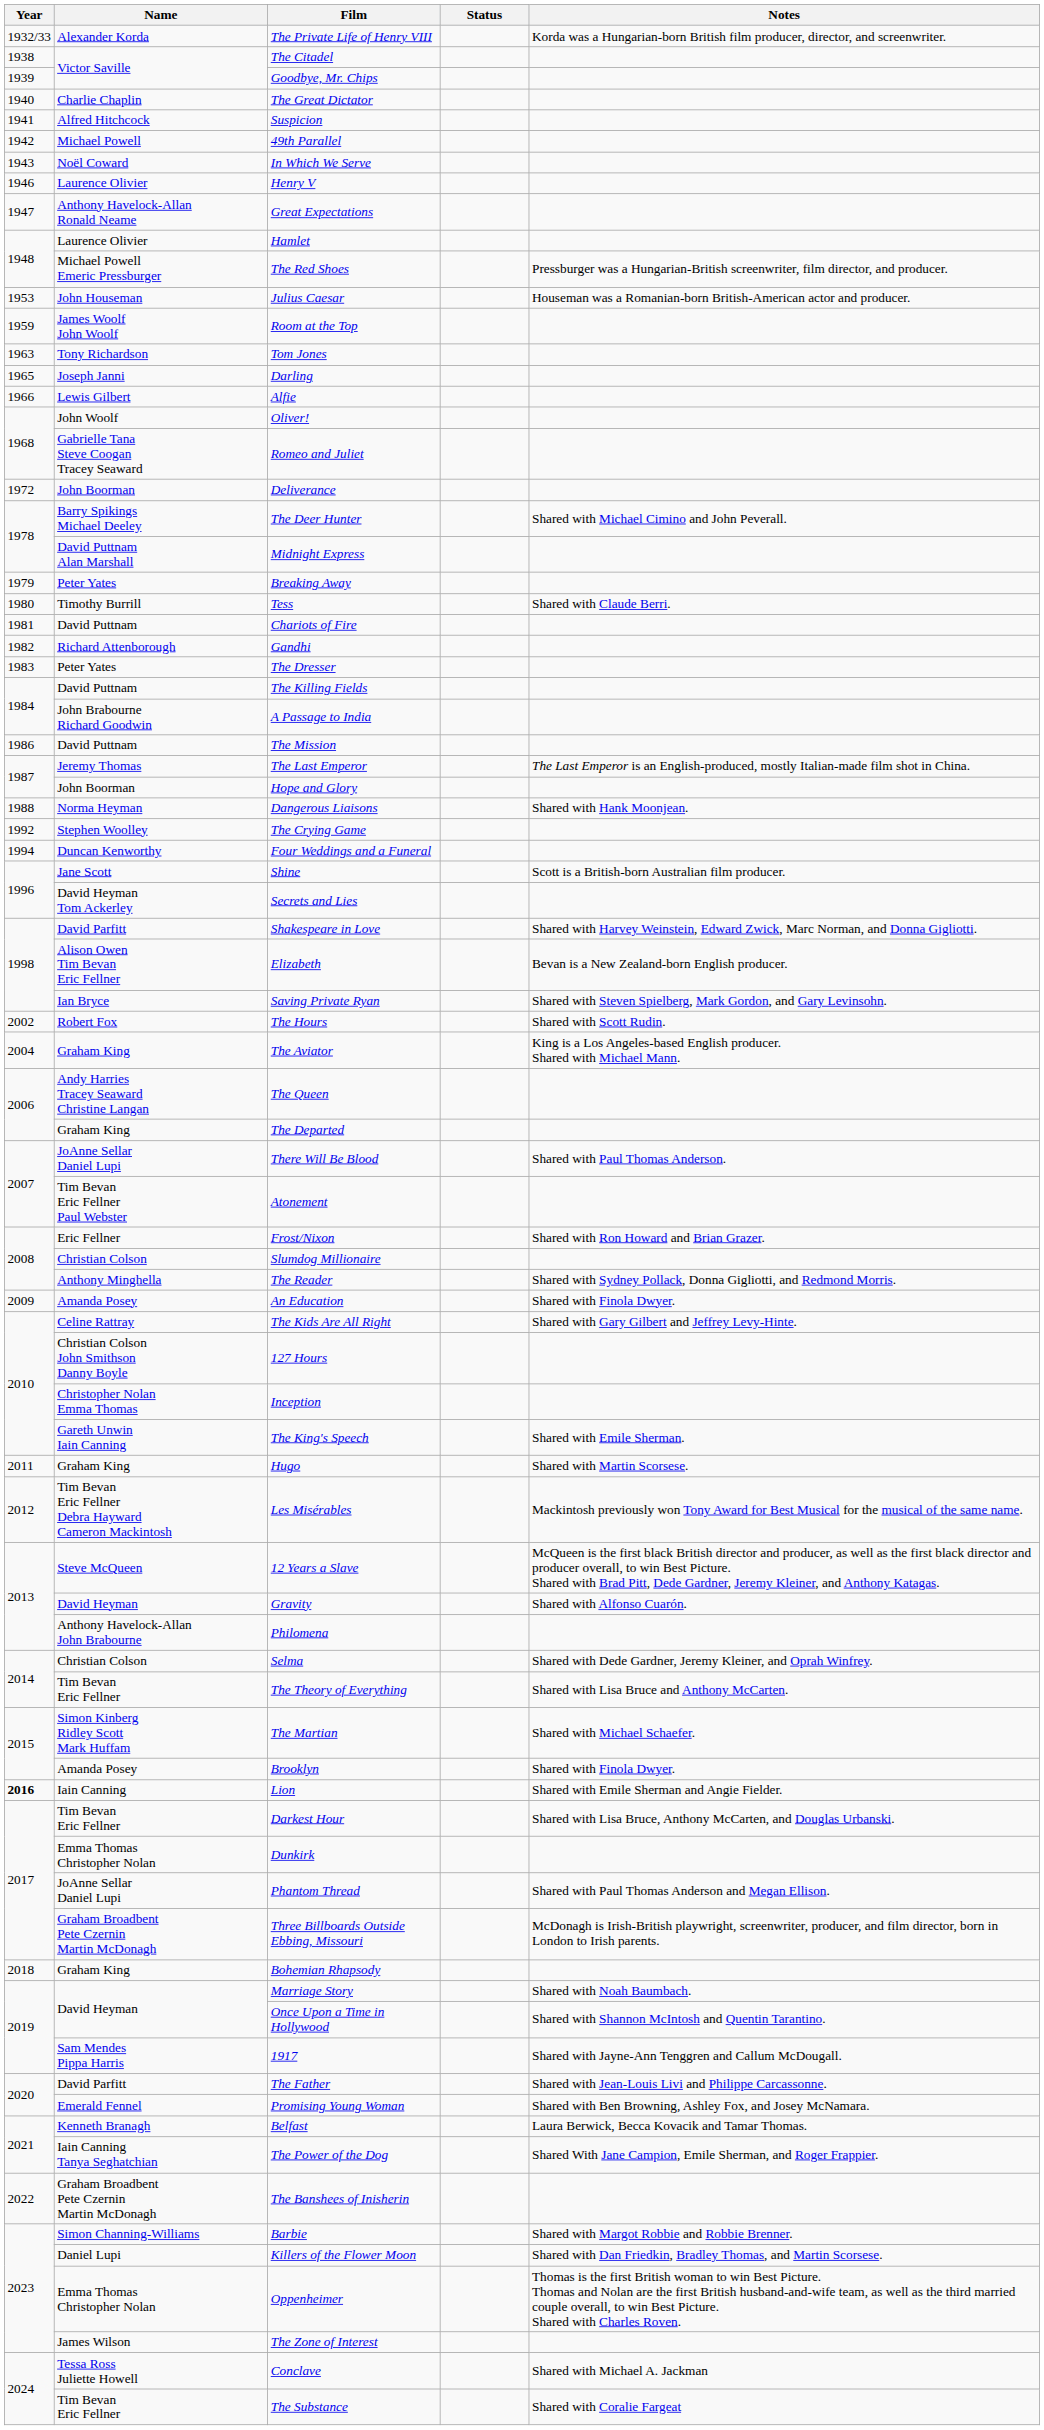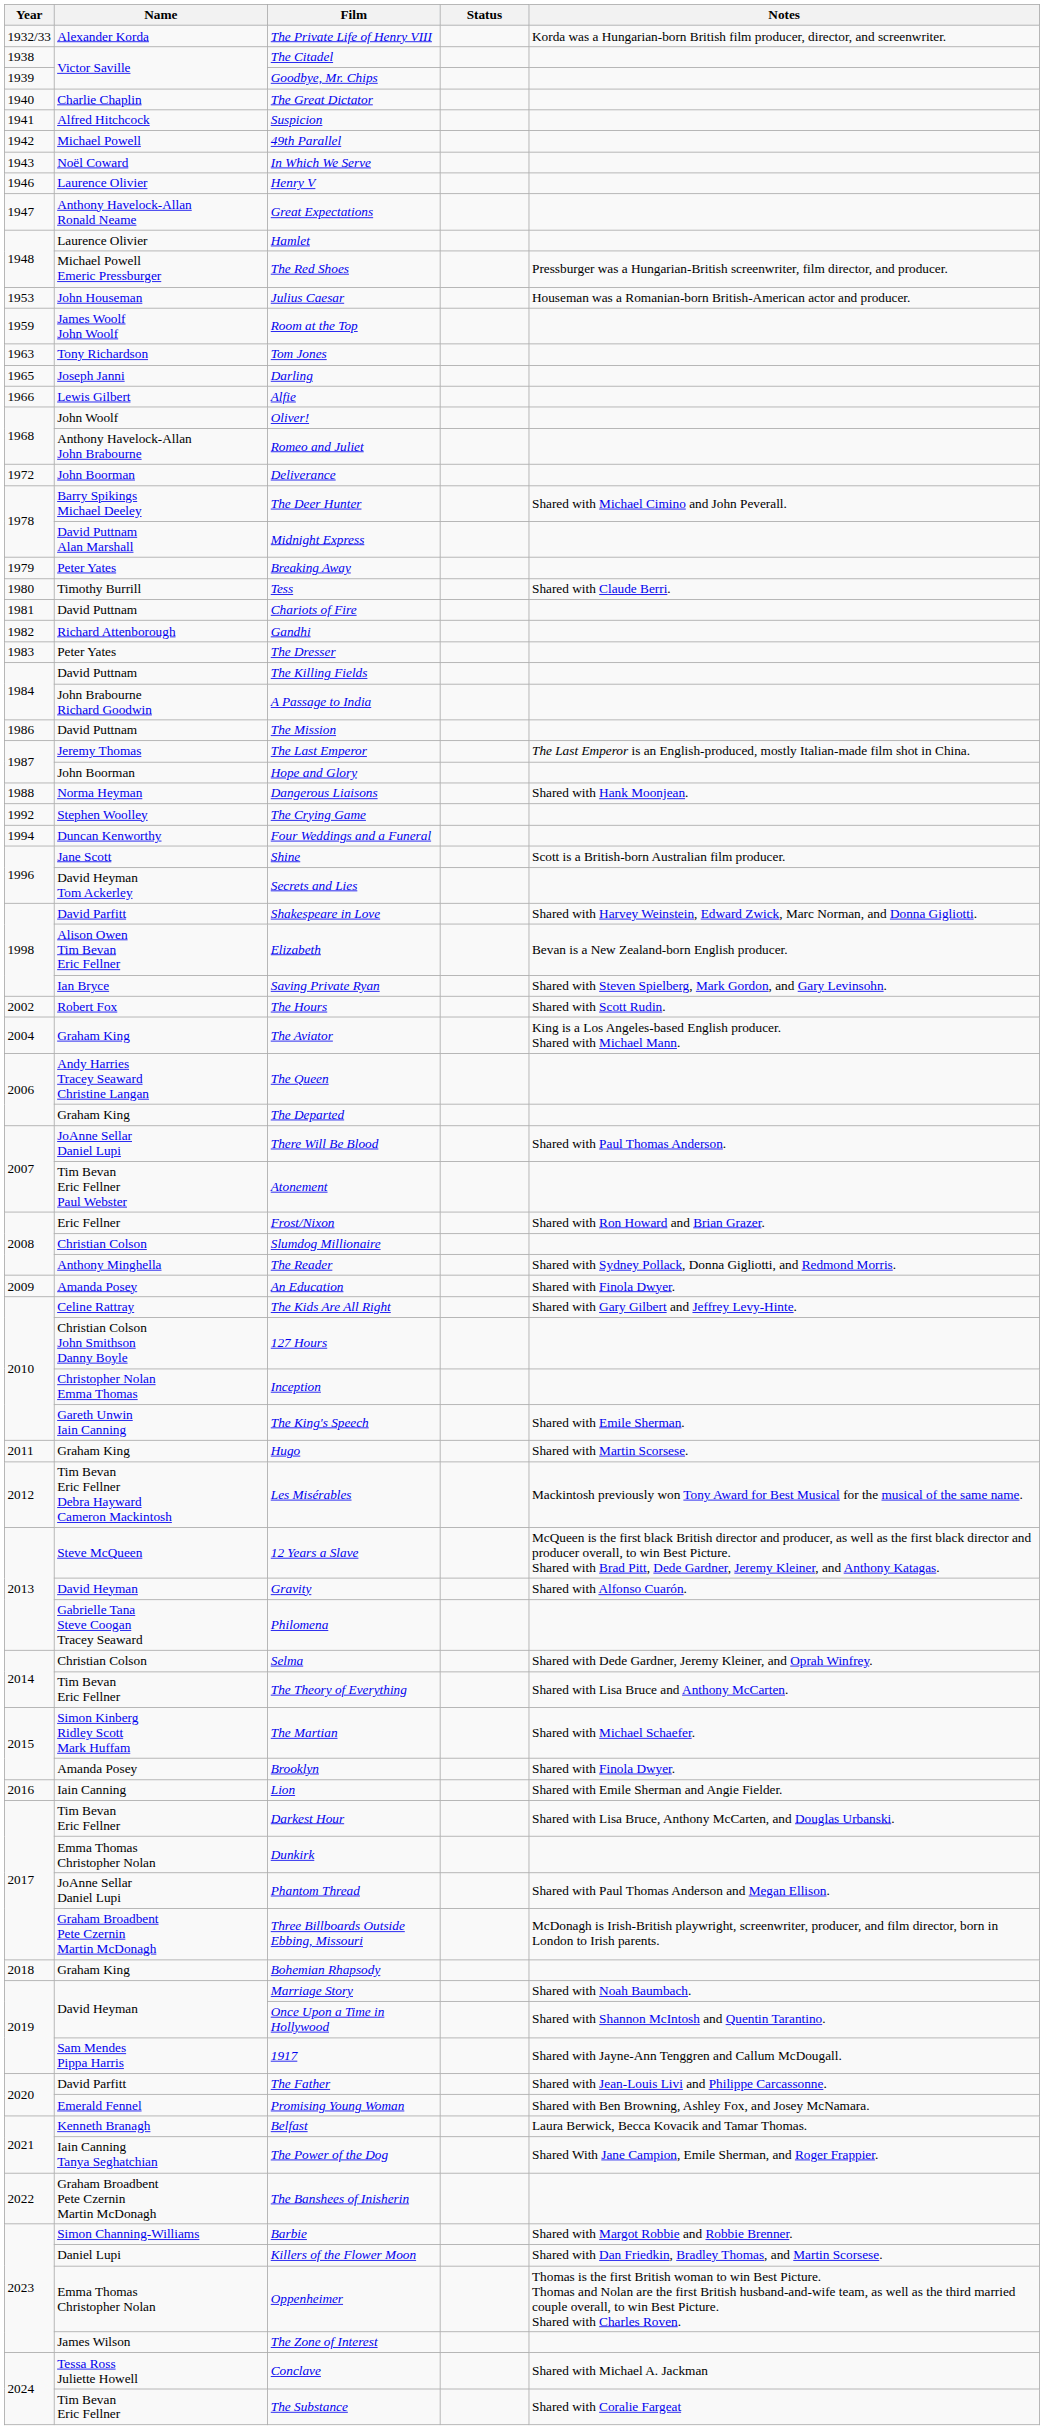(100, 453) Gabrielle Tana Steve Coogan Tracey Seaward -> (124, 446) Anthony Havelock-Allan John Brabourne
(124, 1632) Anthony Havelock-Allan John Brabourne -> (100, 1625) Gabrielle Tana Steve Coogan Tracey Seaward
(21, 1790) bold -> (21, 1790) normal
